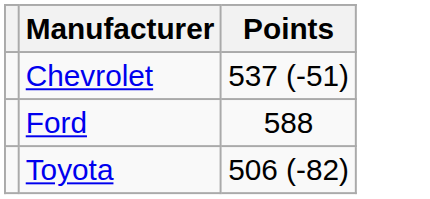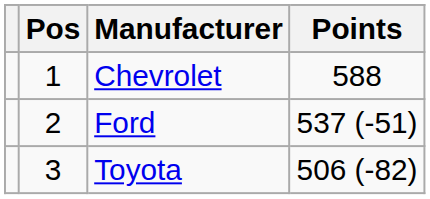+ column: (53, 29)
(289, 76) 537 (-51) -> (357, 76) 588
(289, 123) 588 -> (357, 123) 537 (-51)
